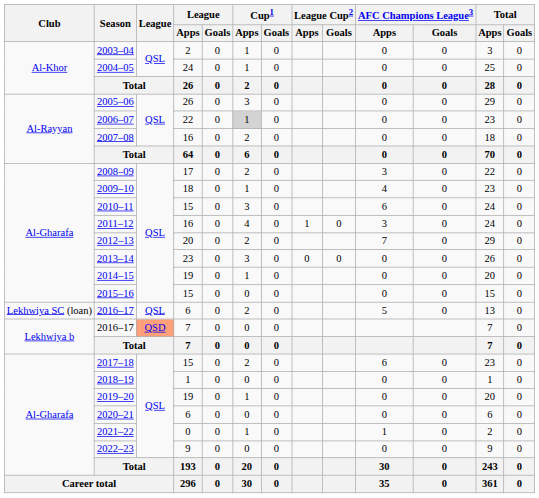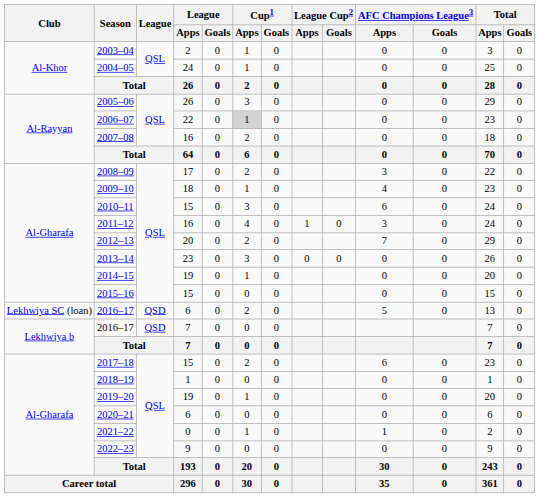(155, 311) QSL -> (155, 311) QSD
(155, 328) lightsalmon background -> (155, 328) no background
